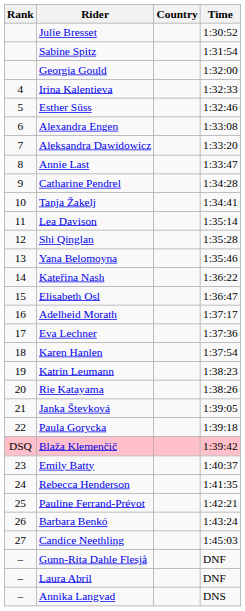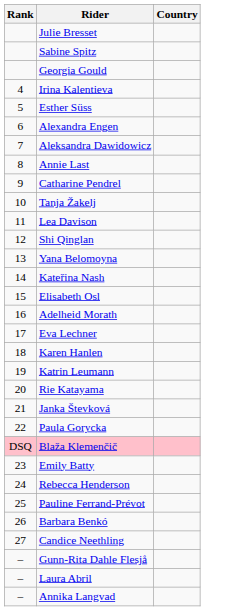- column: (220, 14)
